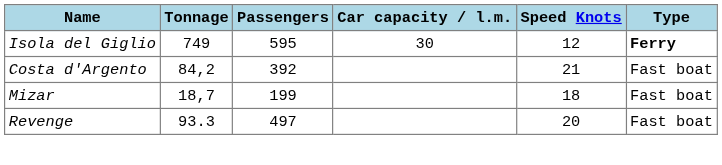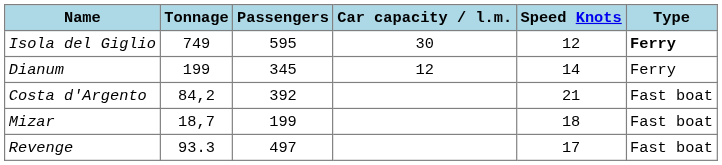+ row: (36, 69)
(571, 121) 20 -> (571, 147) 17
